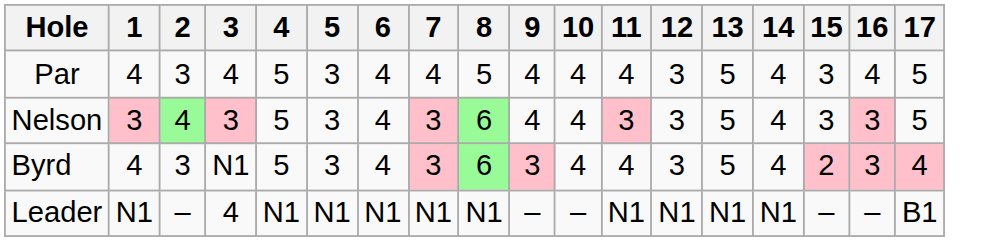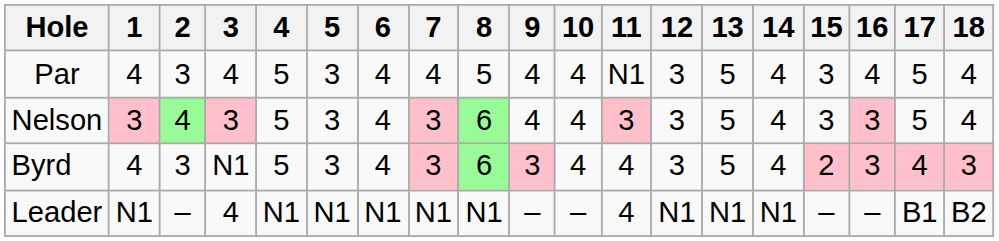+ column: (969, 27)
(626, 73) 4 -> (626, 73) N1
(626, 212) N1 -> (626, 212) 4
